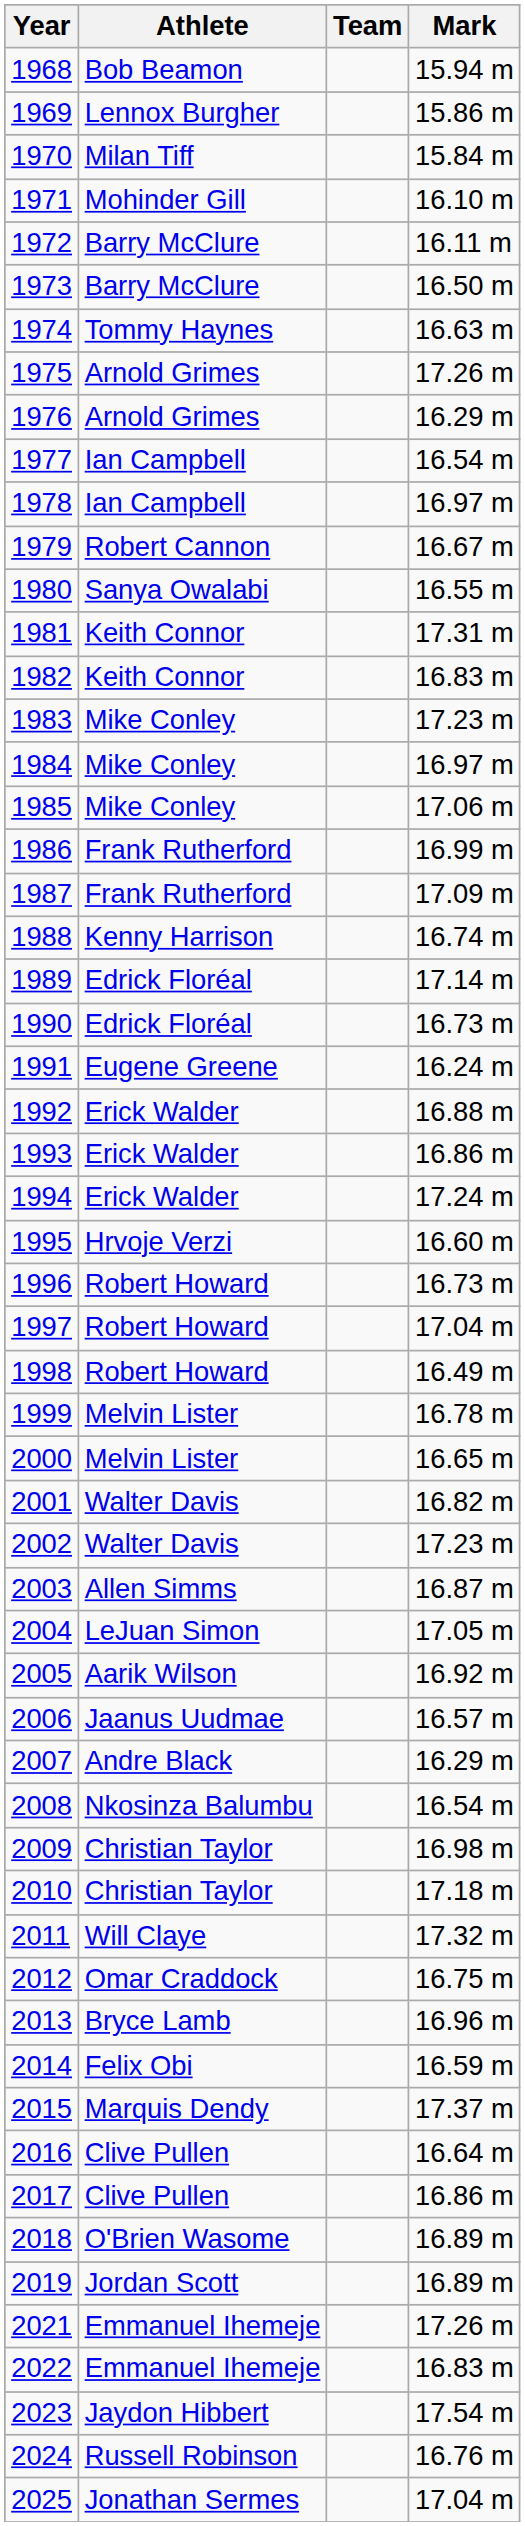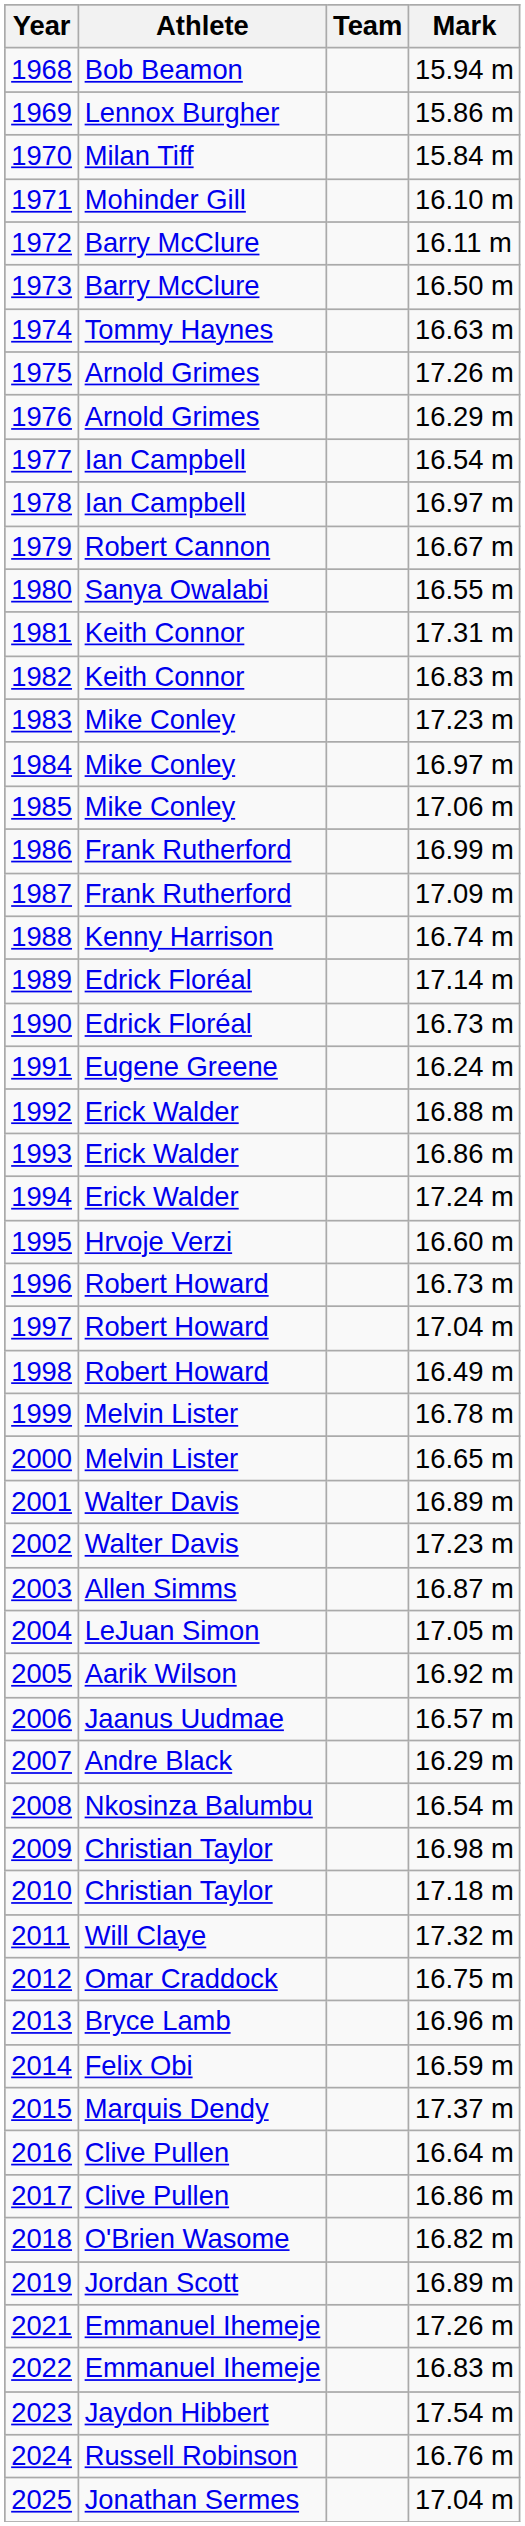(464, 1501) 16.82 m -> (464, 1501) 16.89 m
(464, 2239) 16.89 m -> (464, 2239) 16.82 m
